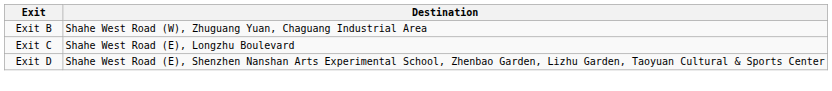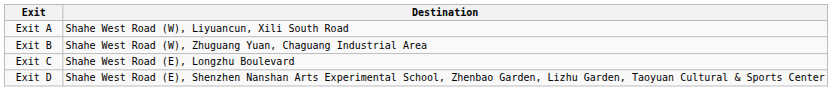+ row: (34, 29)
